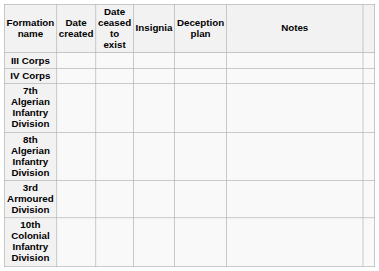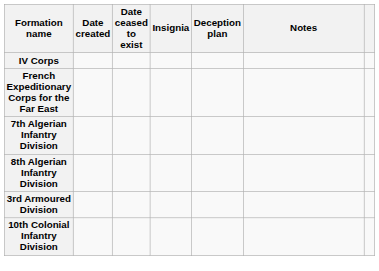- row: (30, 60)
+ row: (39, 92)
